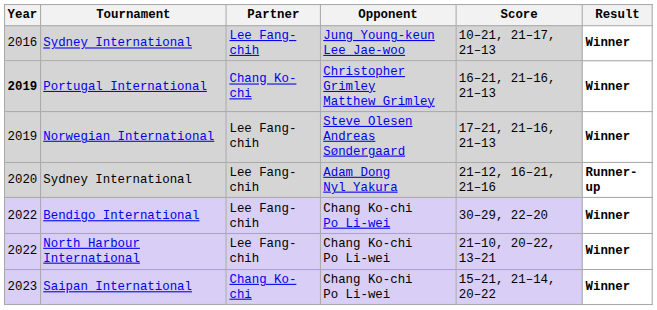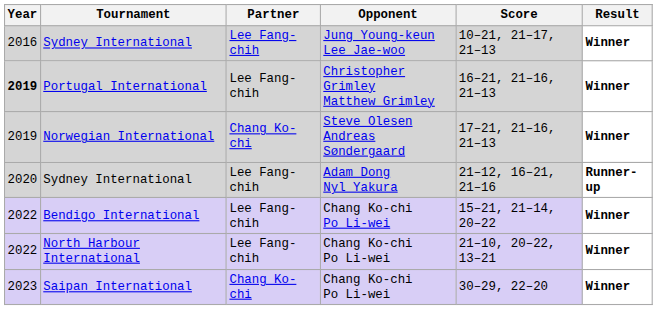(263, 86) Chang Ko-chi -> (263, 86) Lee Fang-chih
(263, 137) Lee Fang-chih -> (263, 137) Chang Ko-chi
(503, 215) 30–29, 22–20 -> (507, 215) 15–21, 21–14, 20–22
(507, 287) 15–21, 21–14, 20–22 -> (503, 287) 30–29, 22–20
